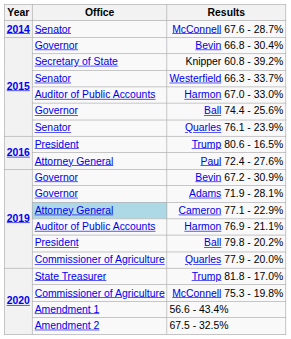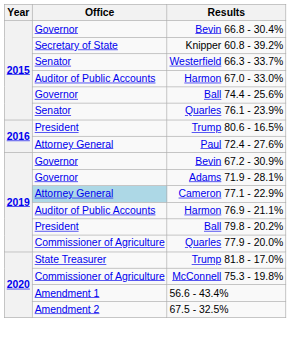- row: (228, 29)
